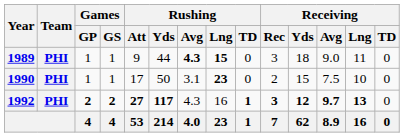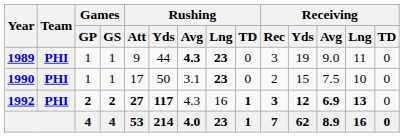(221, 57) 15 -> (221, 57) 23
(302, 57) 18 -> (302, 57) 19
(331, 100) 9.7 -> (331, 100) 6.9
